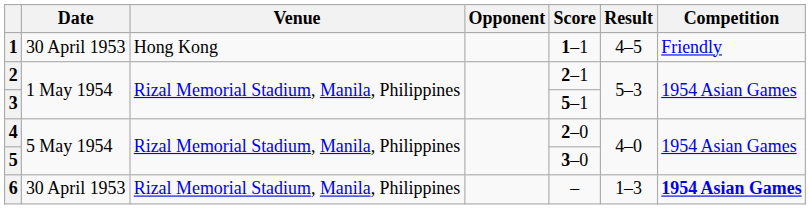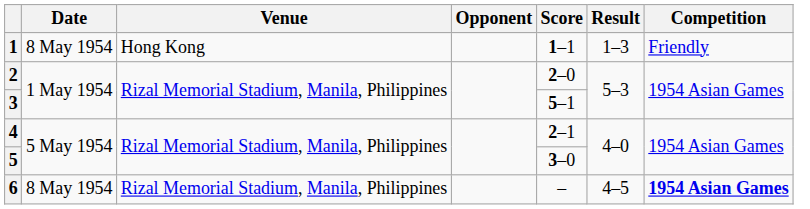(76, 47) 30 April 1953 -> (69, 47) 8 May 1954
(629, 47) 4–5 -> (616, 47) 1–3
(575, 75) 2–1 -> (562, 75) 2–0
(575, 132) 2–0 -> (562, 132) 2–1
(76, 189) 30 April 1953 -> (69, 189) 8 May 1954
(629, 189) 1–3 -> (616, 189) 4–5
